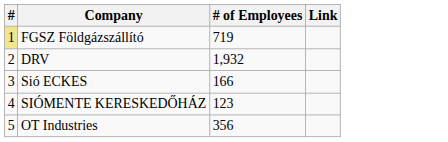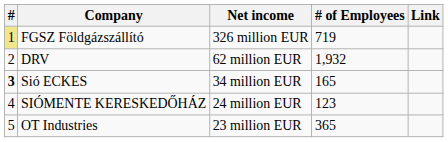+ column: (261, 15)
(11, 81) normal -> (11, 81) bold
(223, 81) 166 -> (325, 81) 165
(223, 125) 356 -> (325, 125) 365
